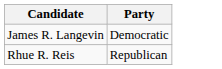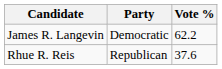+ column: (194, 14)
